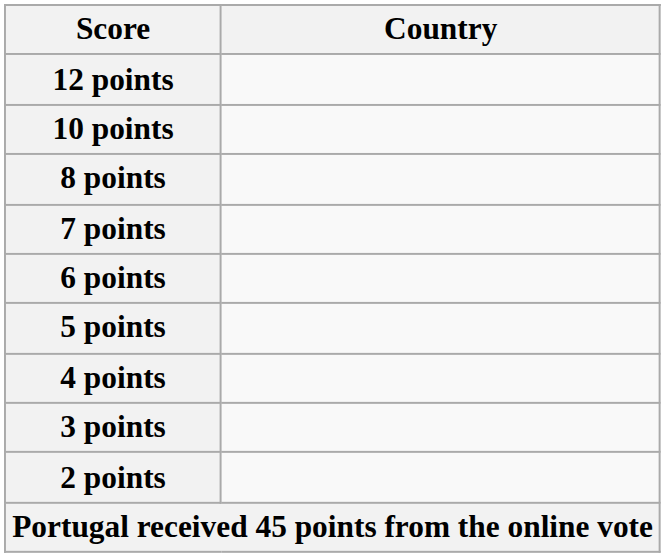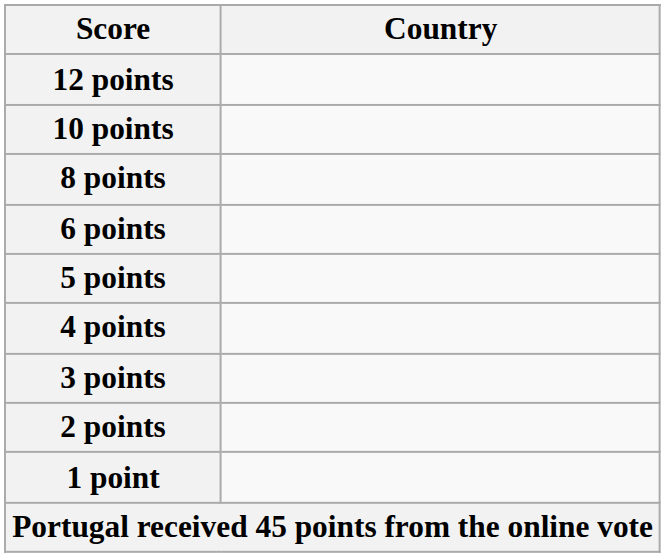- row: (113, 228)
+ row: (113, 476)
